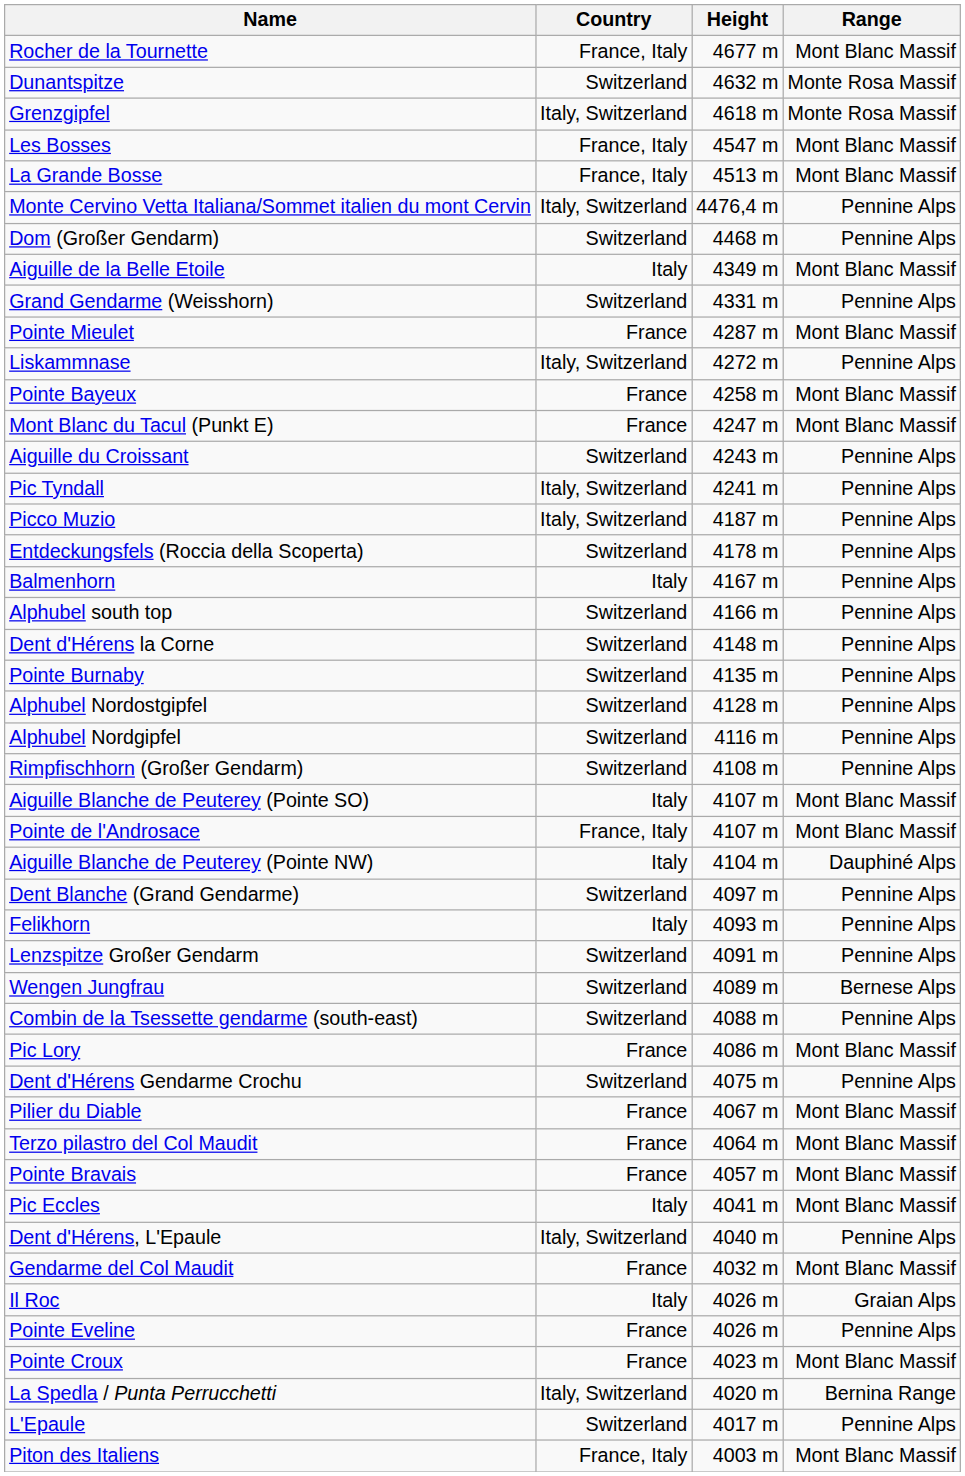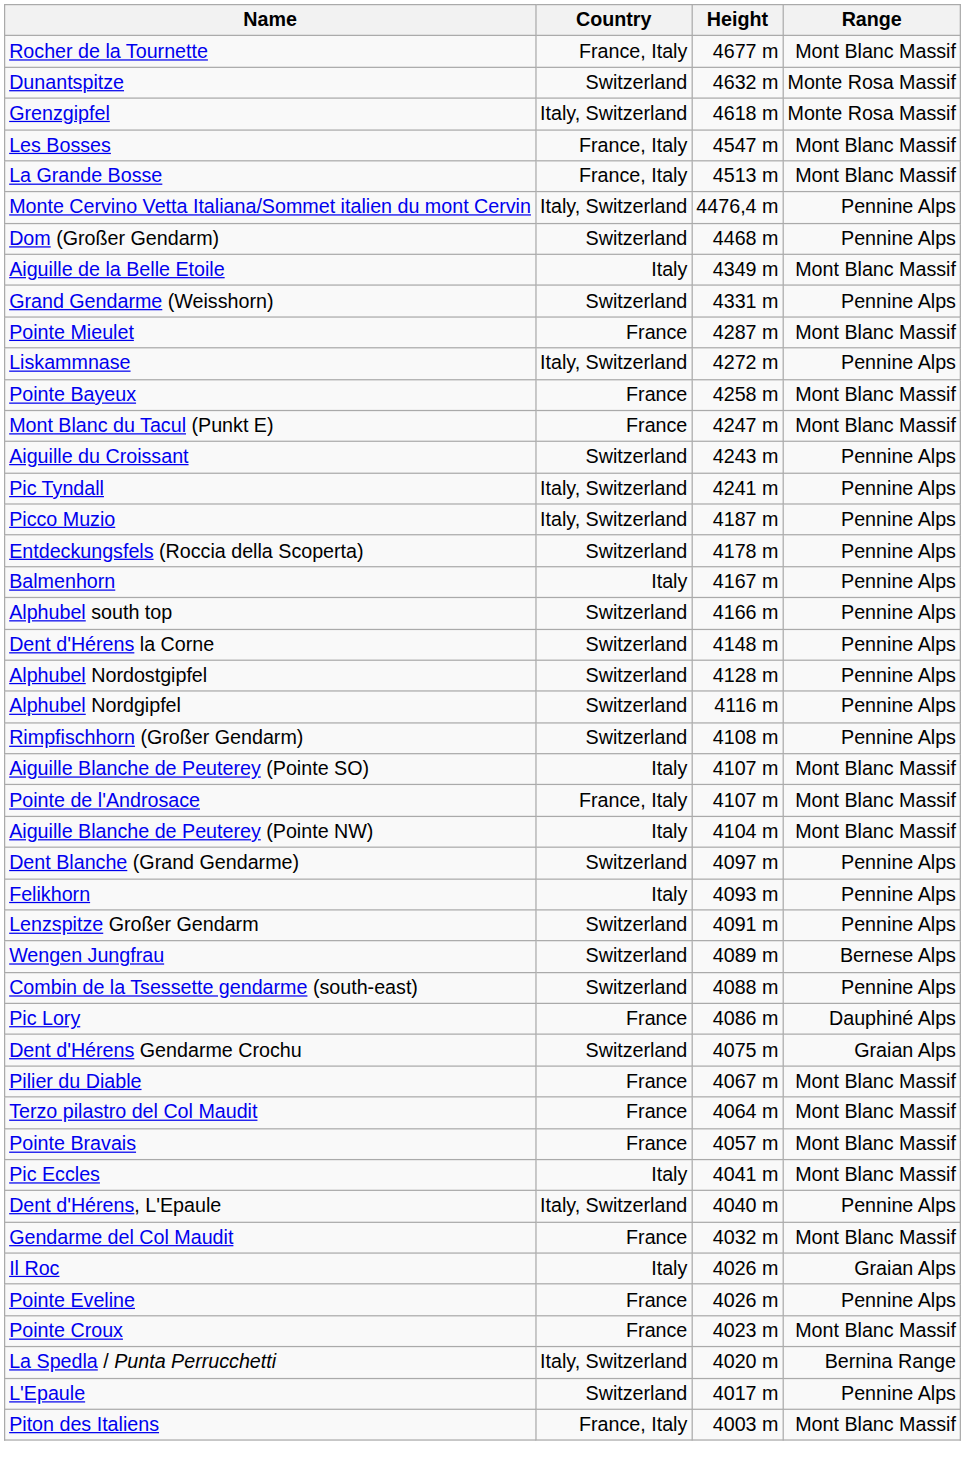- row: (76, 675)
(892, 862) Dauphiné Alps -> (876, 831) Mont Blanc Massif
(876, 1050) Mont Blanc Massif -> (892, 1018) Dauphiné Alps
(898, 1081) Pennine Alps -> (905, 1050) Graian Alps
